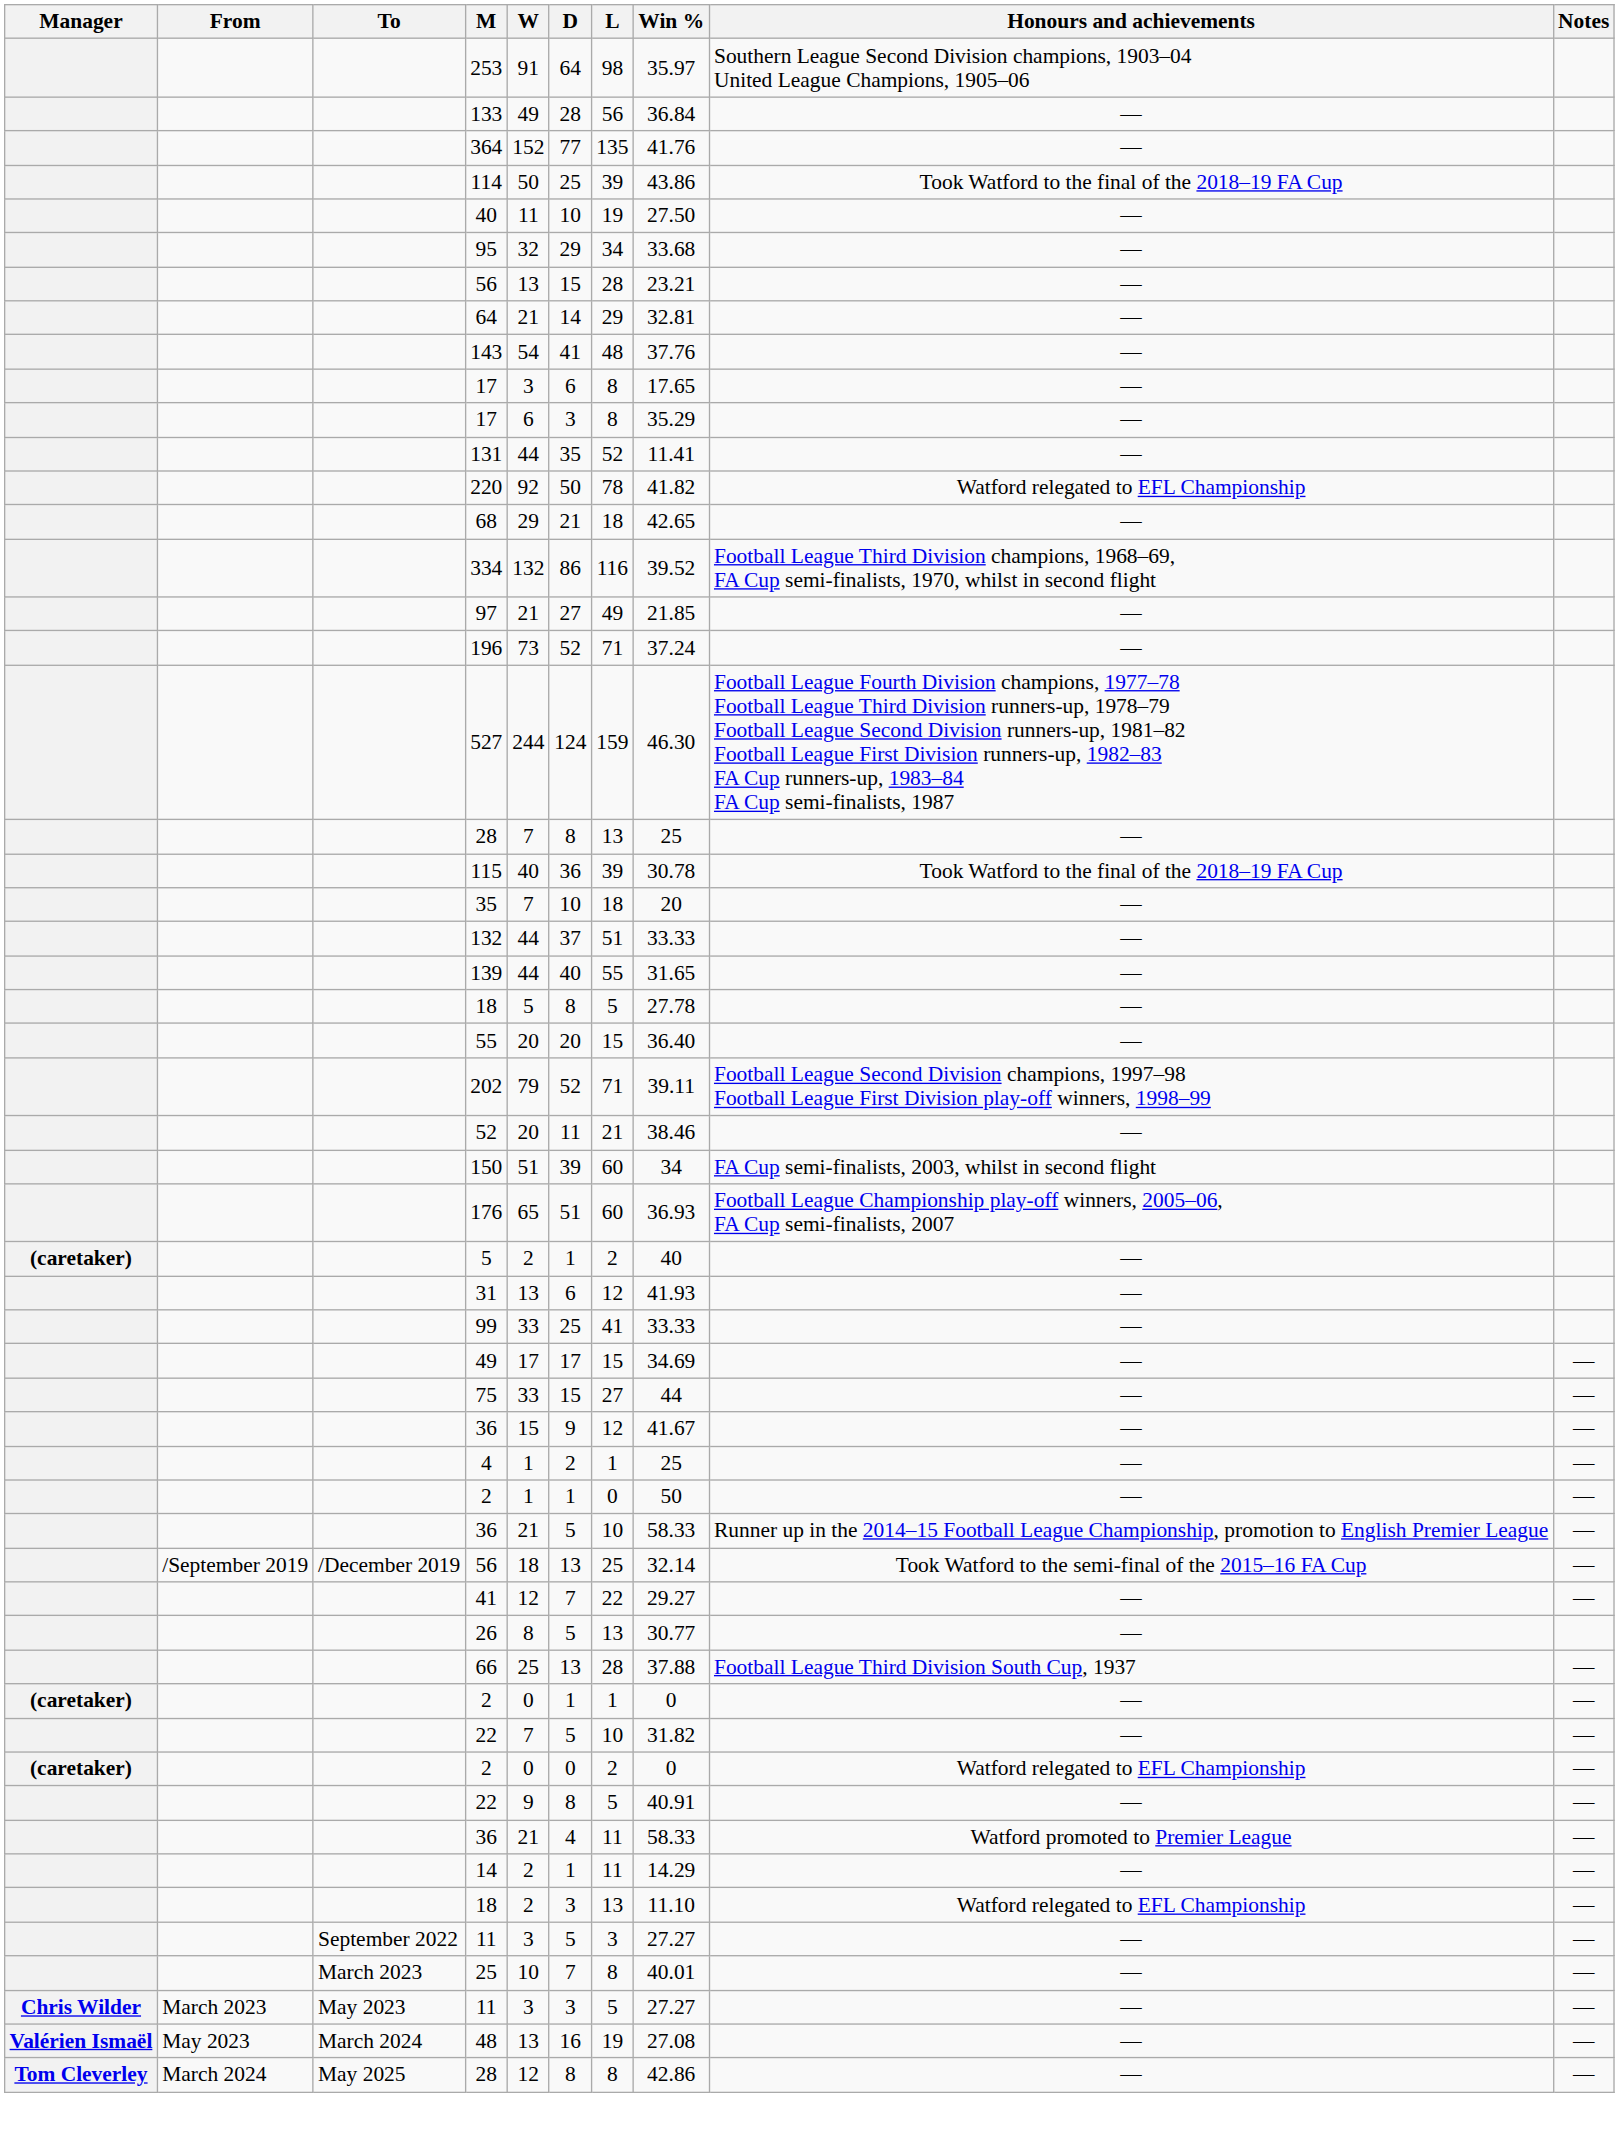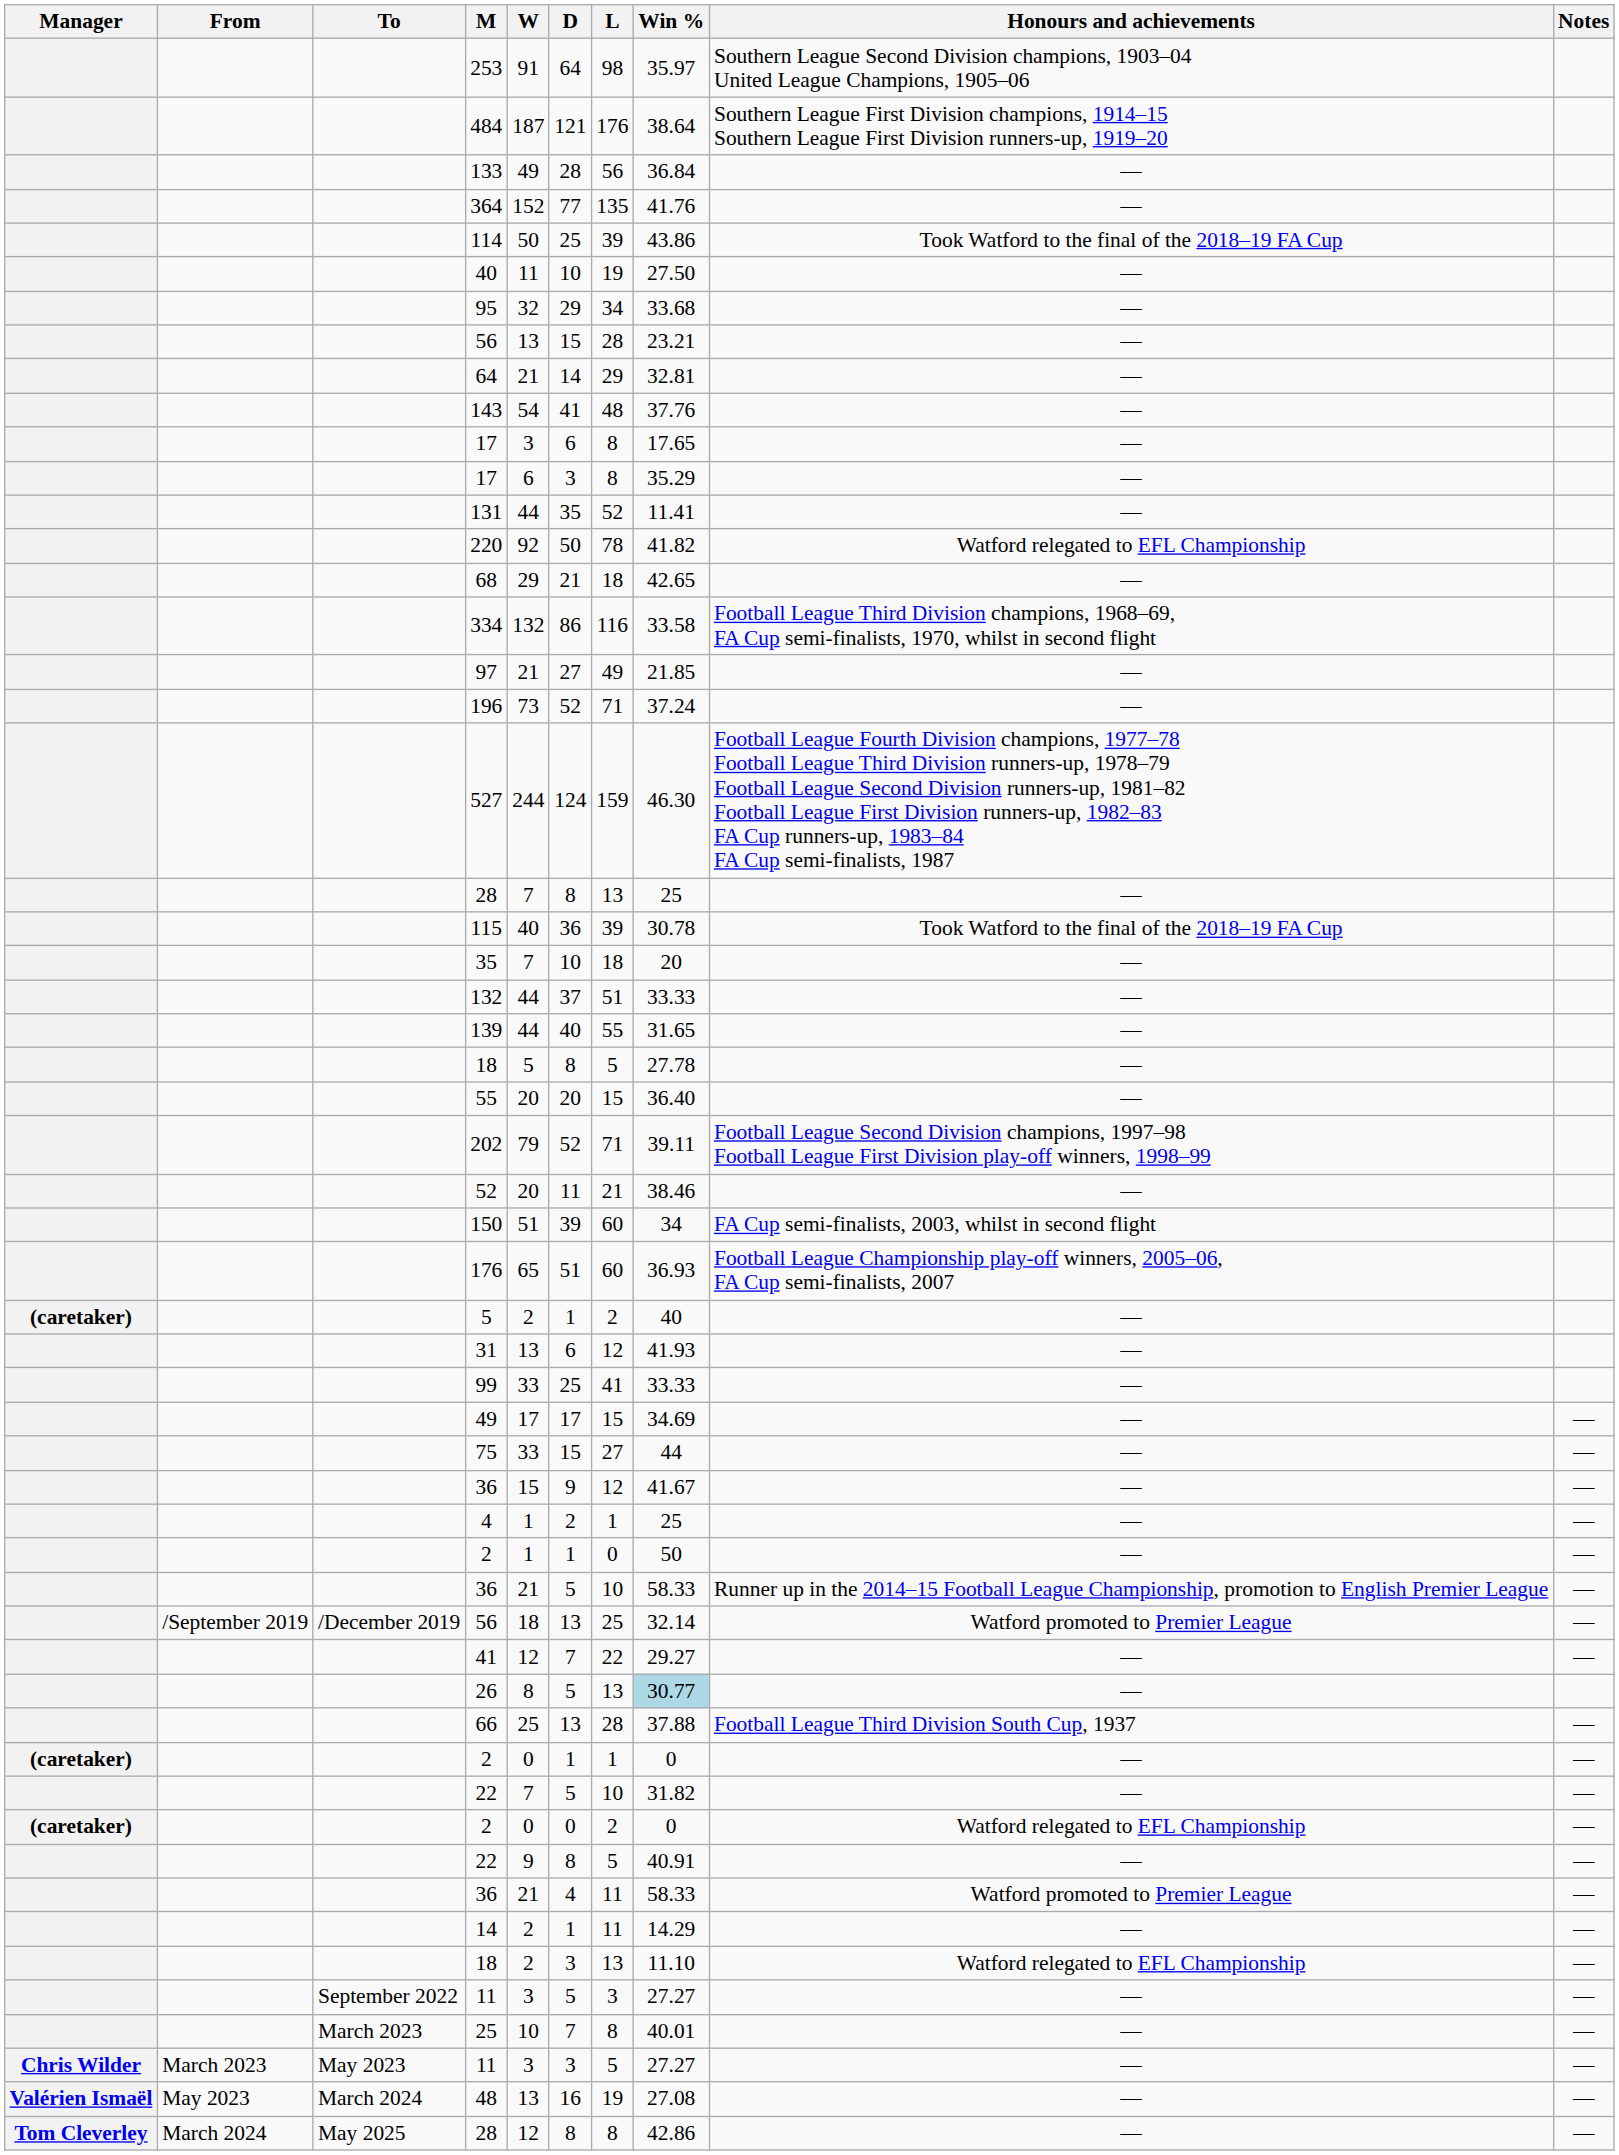+ row: (389, 126)
(671, 567) 39.52 -> (671, 625) 33.58
(1131, 1564) Took Watford to the semi-final of the 2015–16 FA Cup -> (1131, 1622) Watford promoted to Premier League
(671, 1632) no background -> (671, 1690) lightblue background
